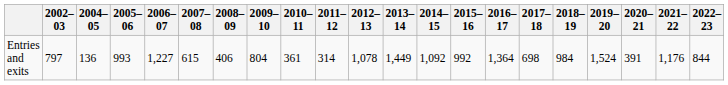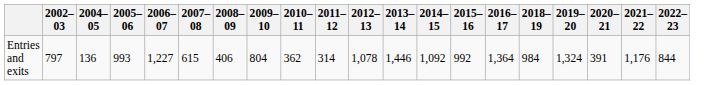- column: (536, 20)
(292, 57) 361 -> (292, 57) 362
(398, 57) 1,449 -> (398, 57) 1,446
(603, 57) 1,524 -> (569, 57) 1,324
